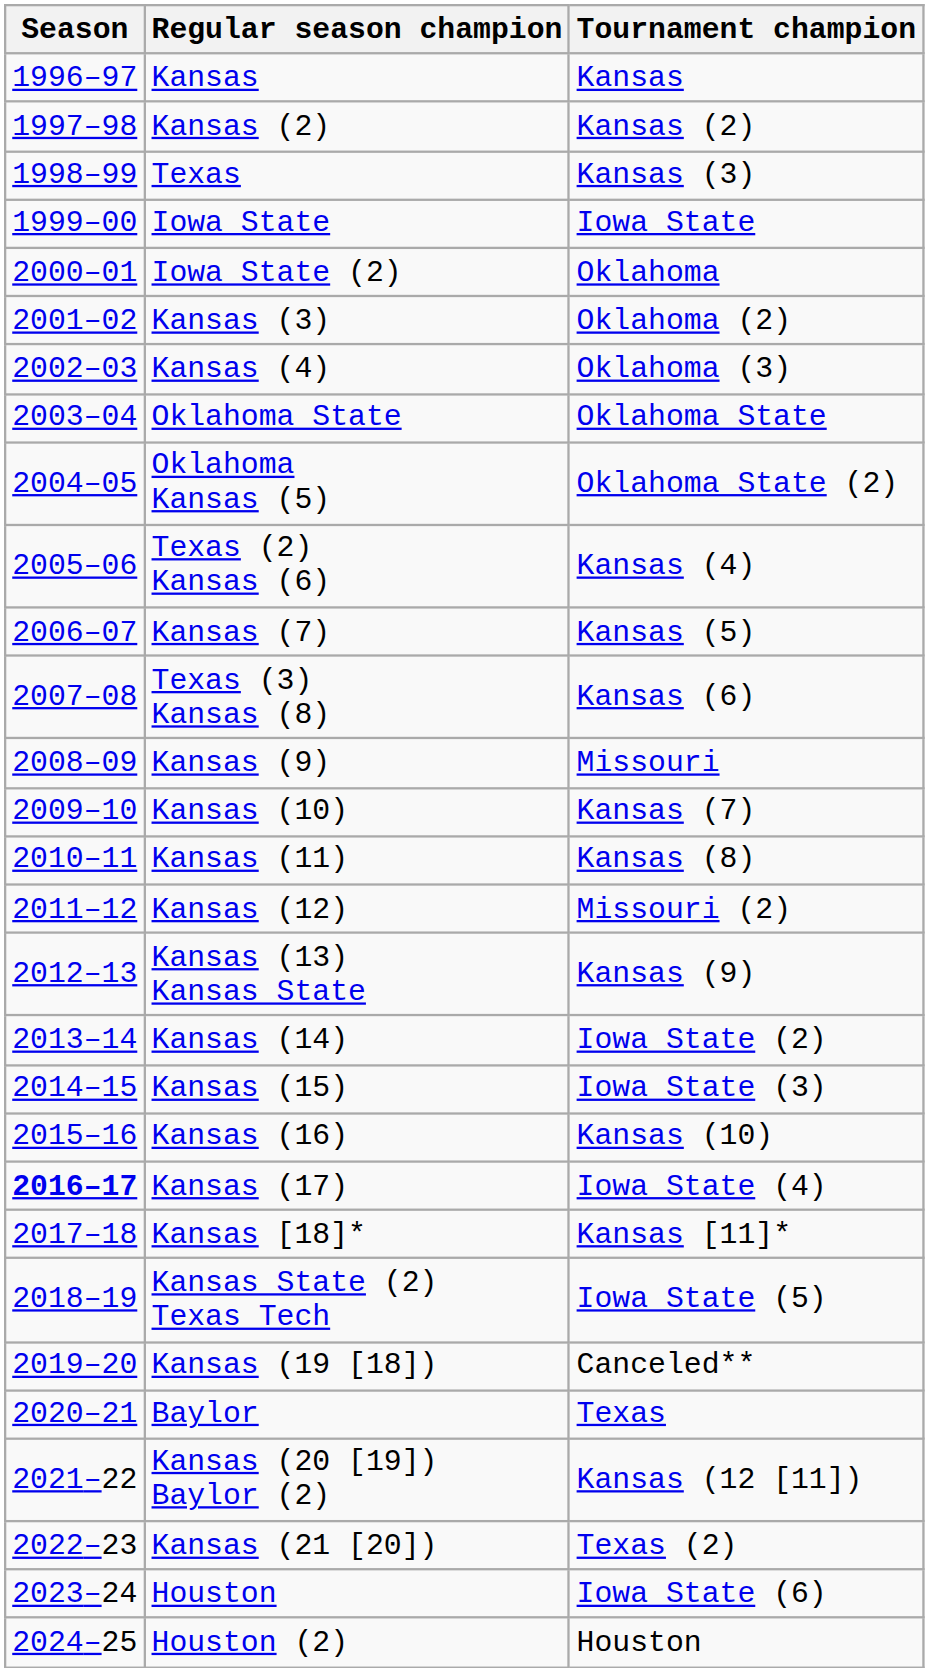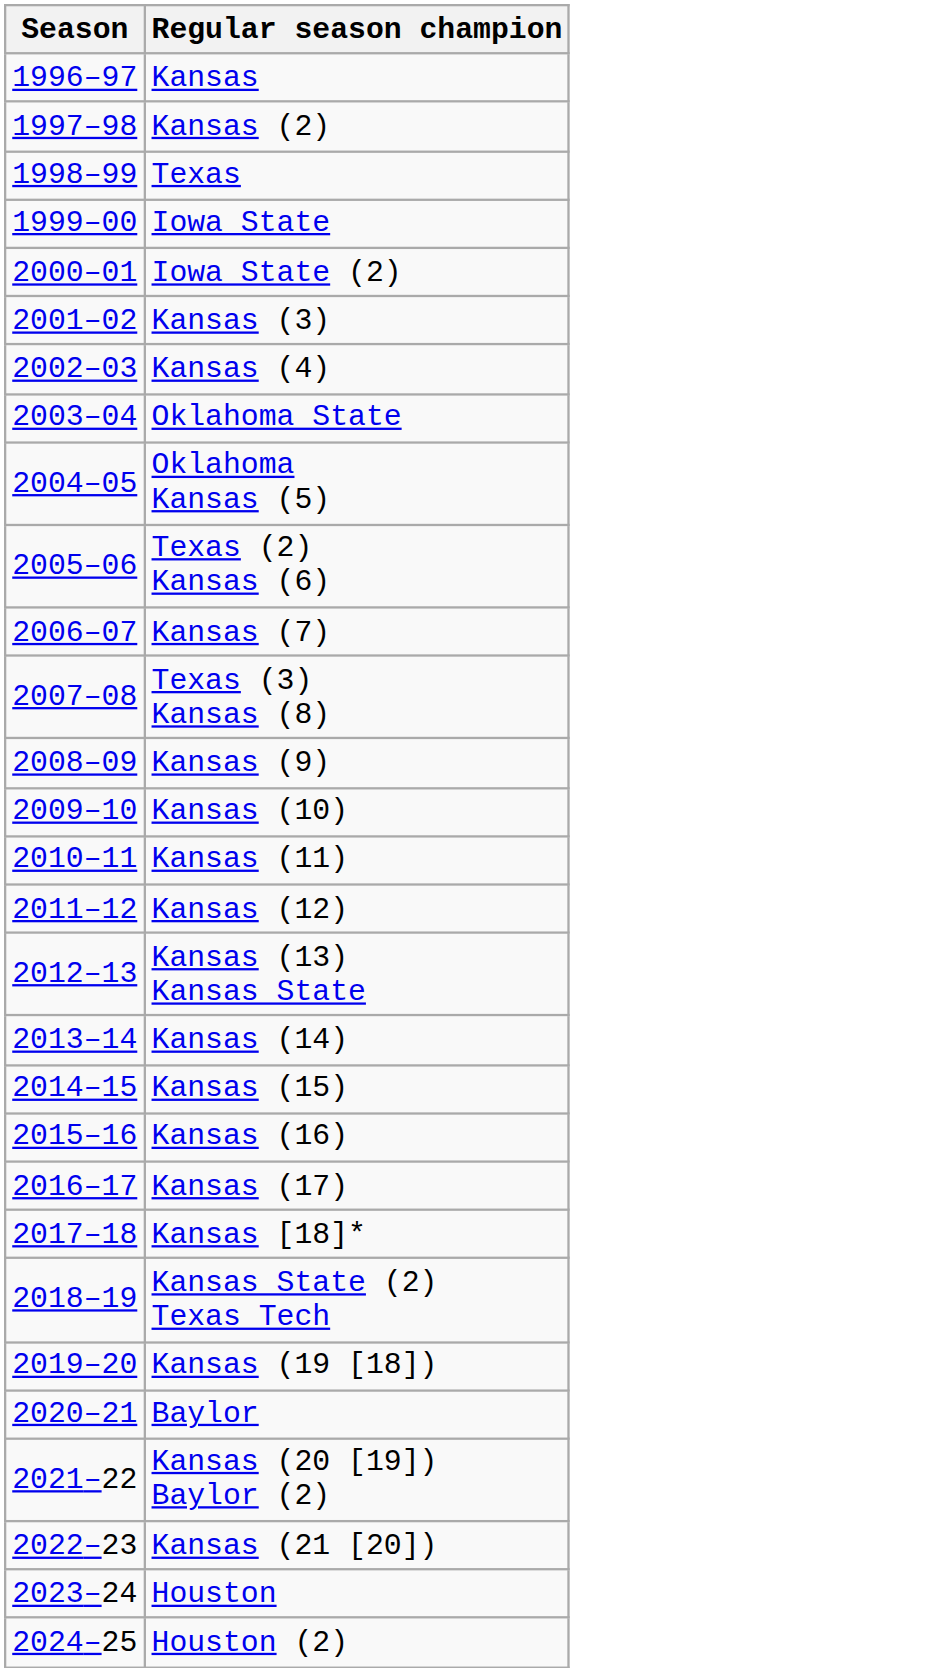- column: (746, 29)
(75, 1186) bold -> (75, 1186) normal
